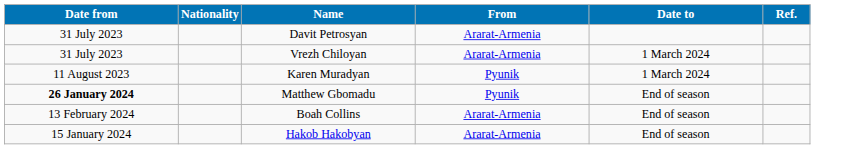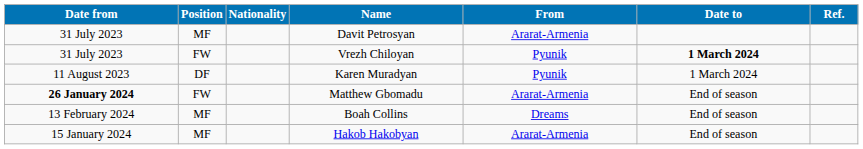+ column: (202, 14)
(502, 54) Ararat-Armenia -> (550, 54) Pyunik
(676, 54) normal -> (723, 54) bold
(502, 94) Pyunik -> (550, 94) Ararat-Armenia
(502, 114) Ararat-Armenia -> (550, 114) Dreams
